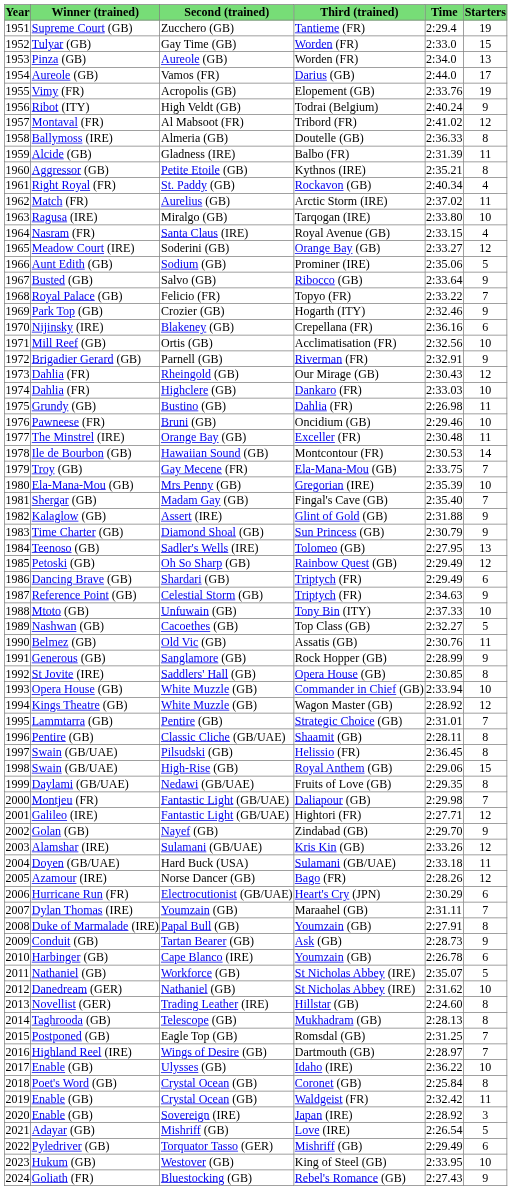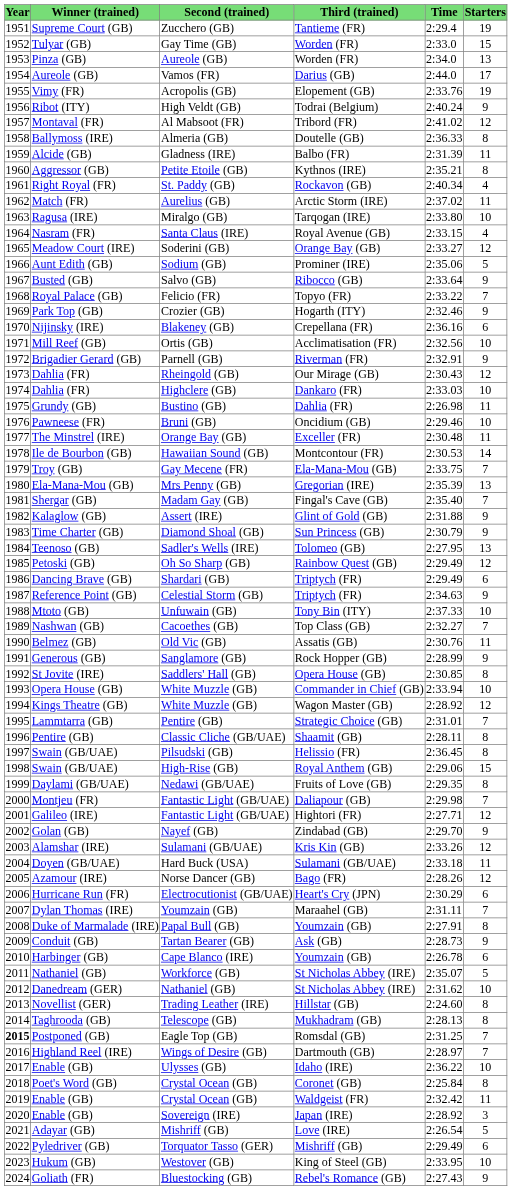(485, 484) 10 -> (485, 484) 13
(485, 626) 5 -> (485, 626) 7
(18, 1036) normal -> (18, 1036) bold
